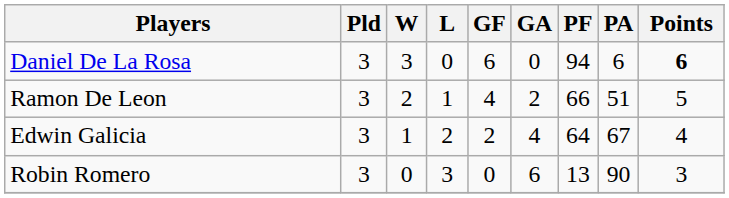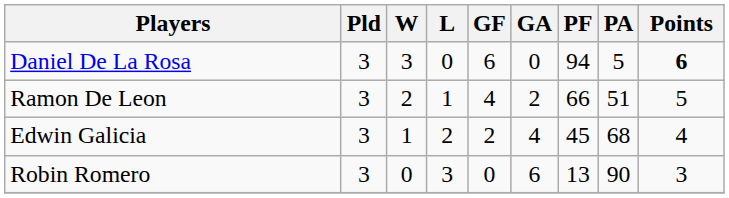(619, 60) 6 -> (619, 60) 5
(578, 135) 64 -> (578, 135) 45
(619, 135) 67 -> (619, 135) 68
